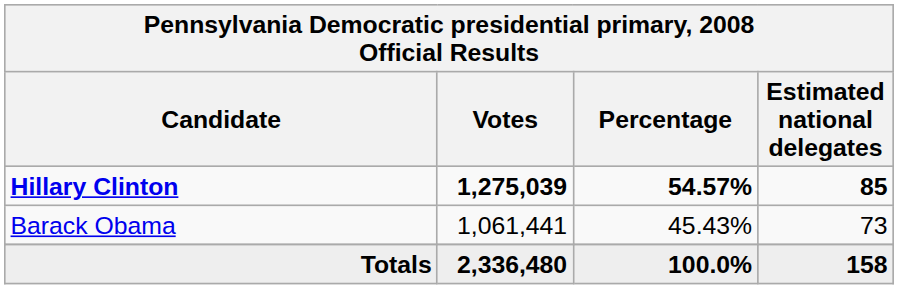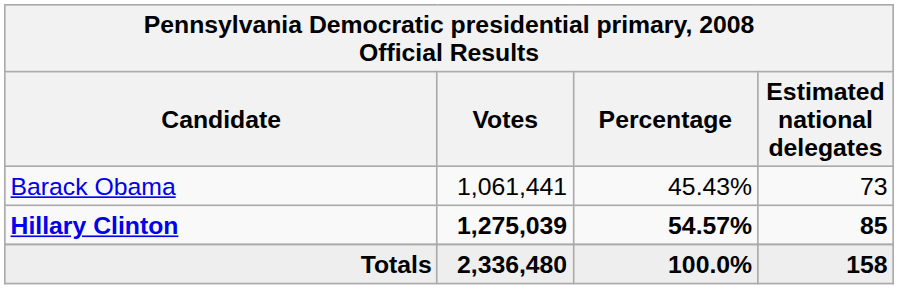rows swapped: (94, 186) <-> (93, 225)
